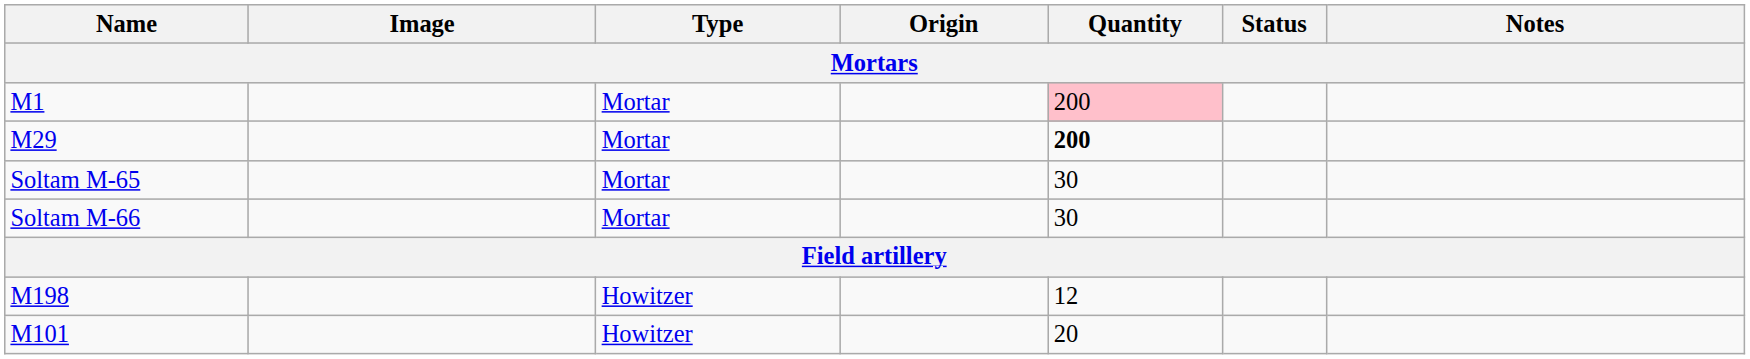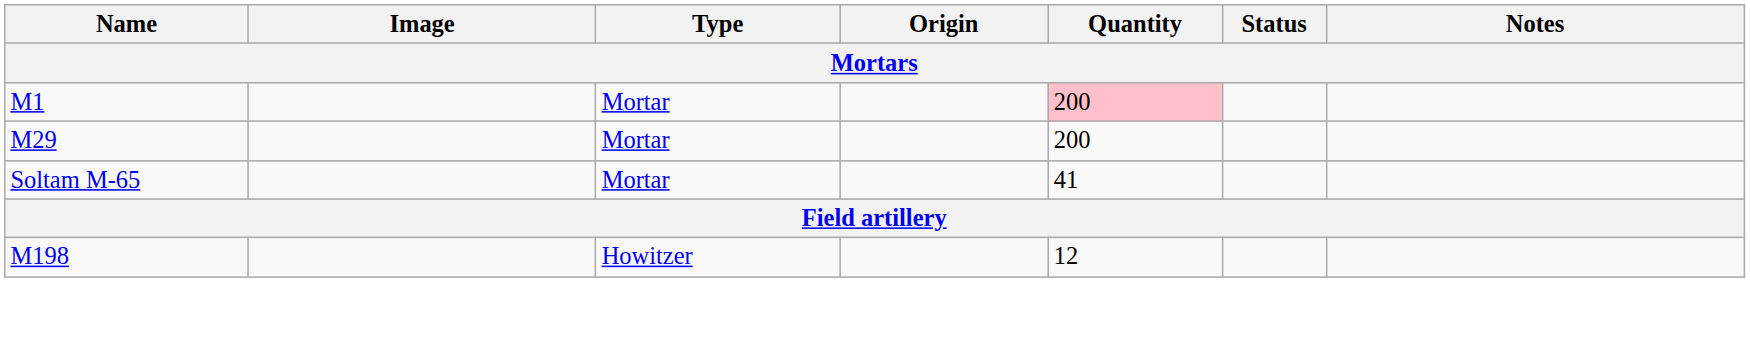(1072, 140) bold -> (1072, 140) normal
(1066, 179) 30 -> (1066, 179) 41
- row: (75, 218)
- row: (40, 334)
